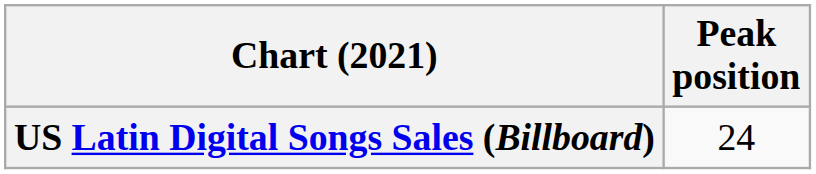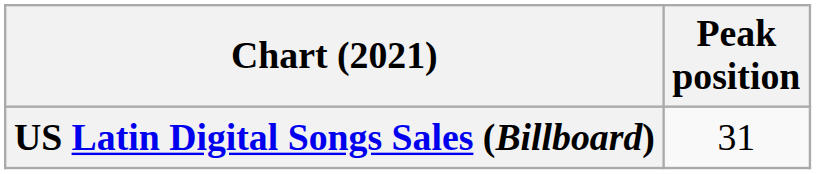(736, 136) 24 -> (736, 136) 31
